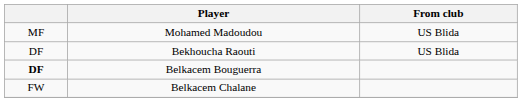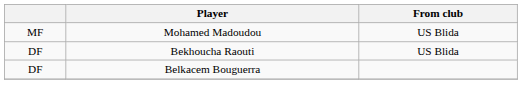(36, 69) bold -> (35, 69) normal
- row: (213, 87)
